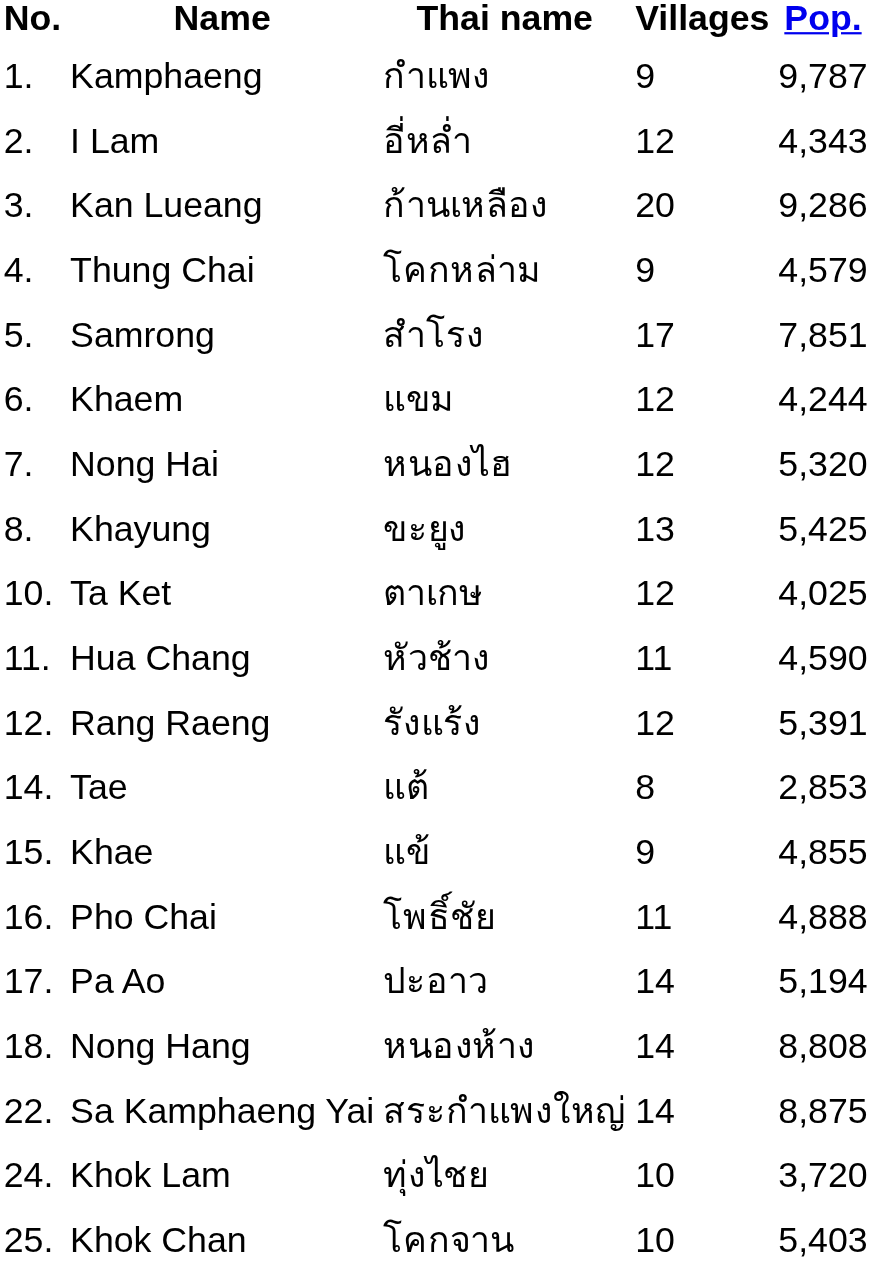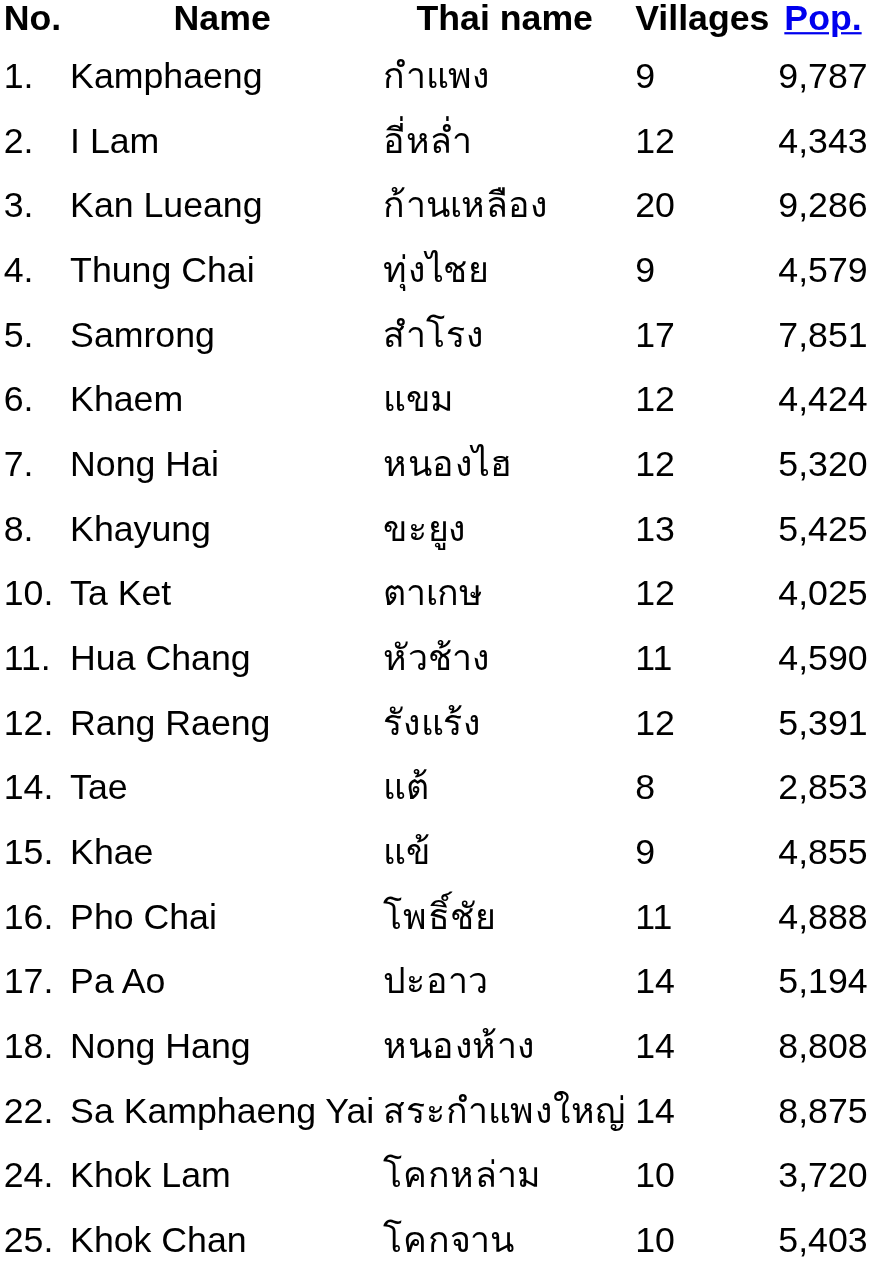(462, 270) โคกหล่าม -> (436, 270) ทุ่งไชย
(823, 398) 4,244 -> (823, 398) 4,424
(436, 1175) ทุ่งไชย -> (462, 1175) โคกหล่าม
